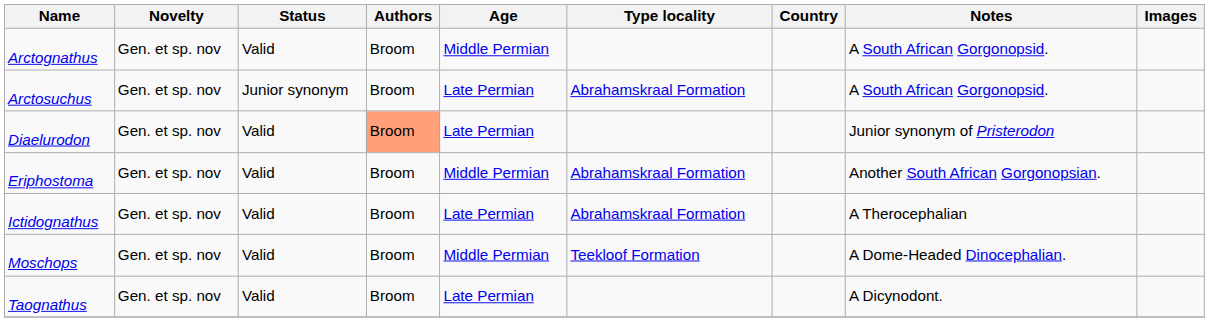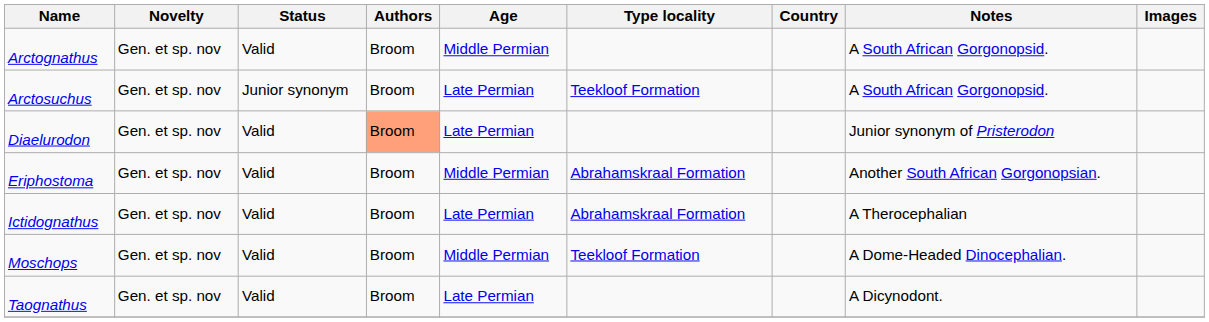(658, 90) Abrahamskraal Formation -> (635, 90) Teekloof Formation
